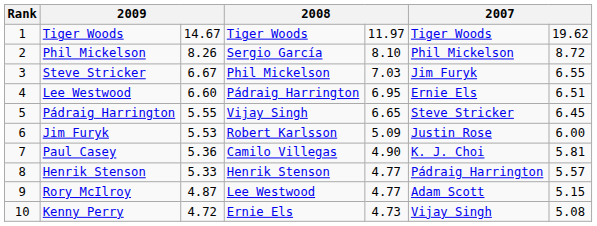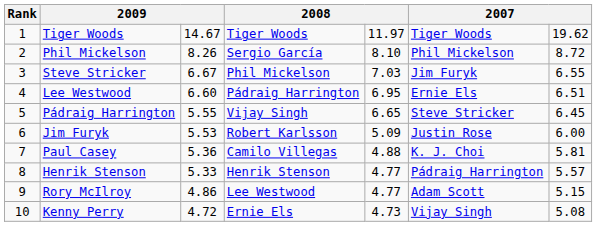(386, 153) 4.90 -> (386, 153) 4.88
(202, 192) 4.87 -> (202, 192) 4.86
